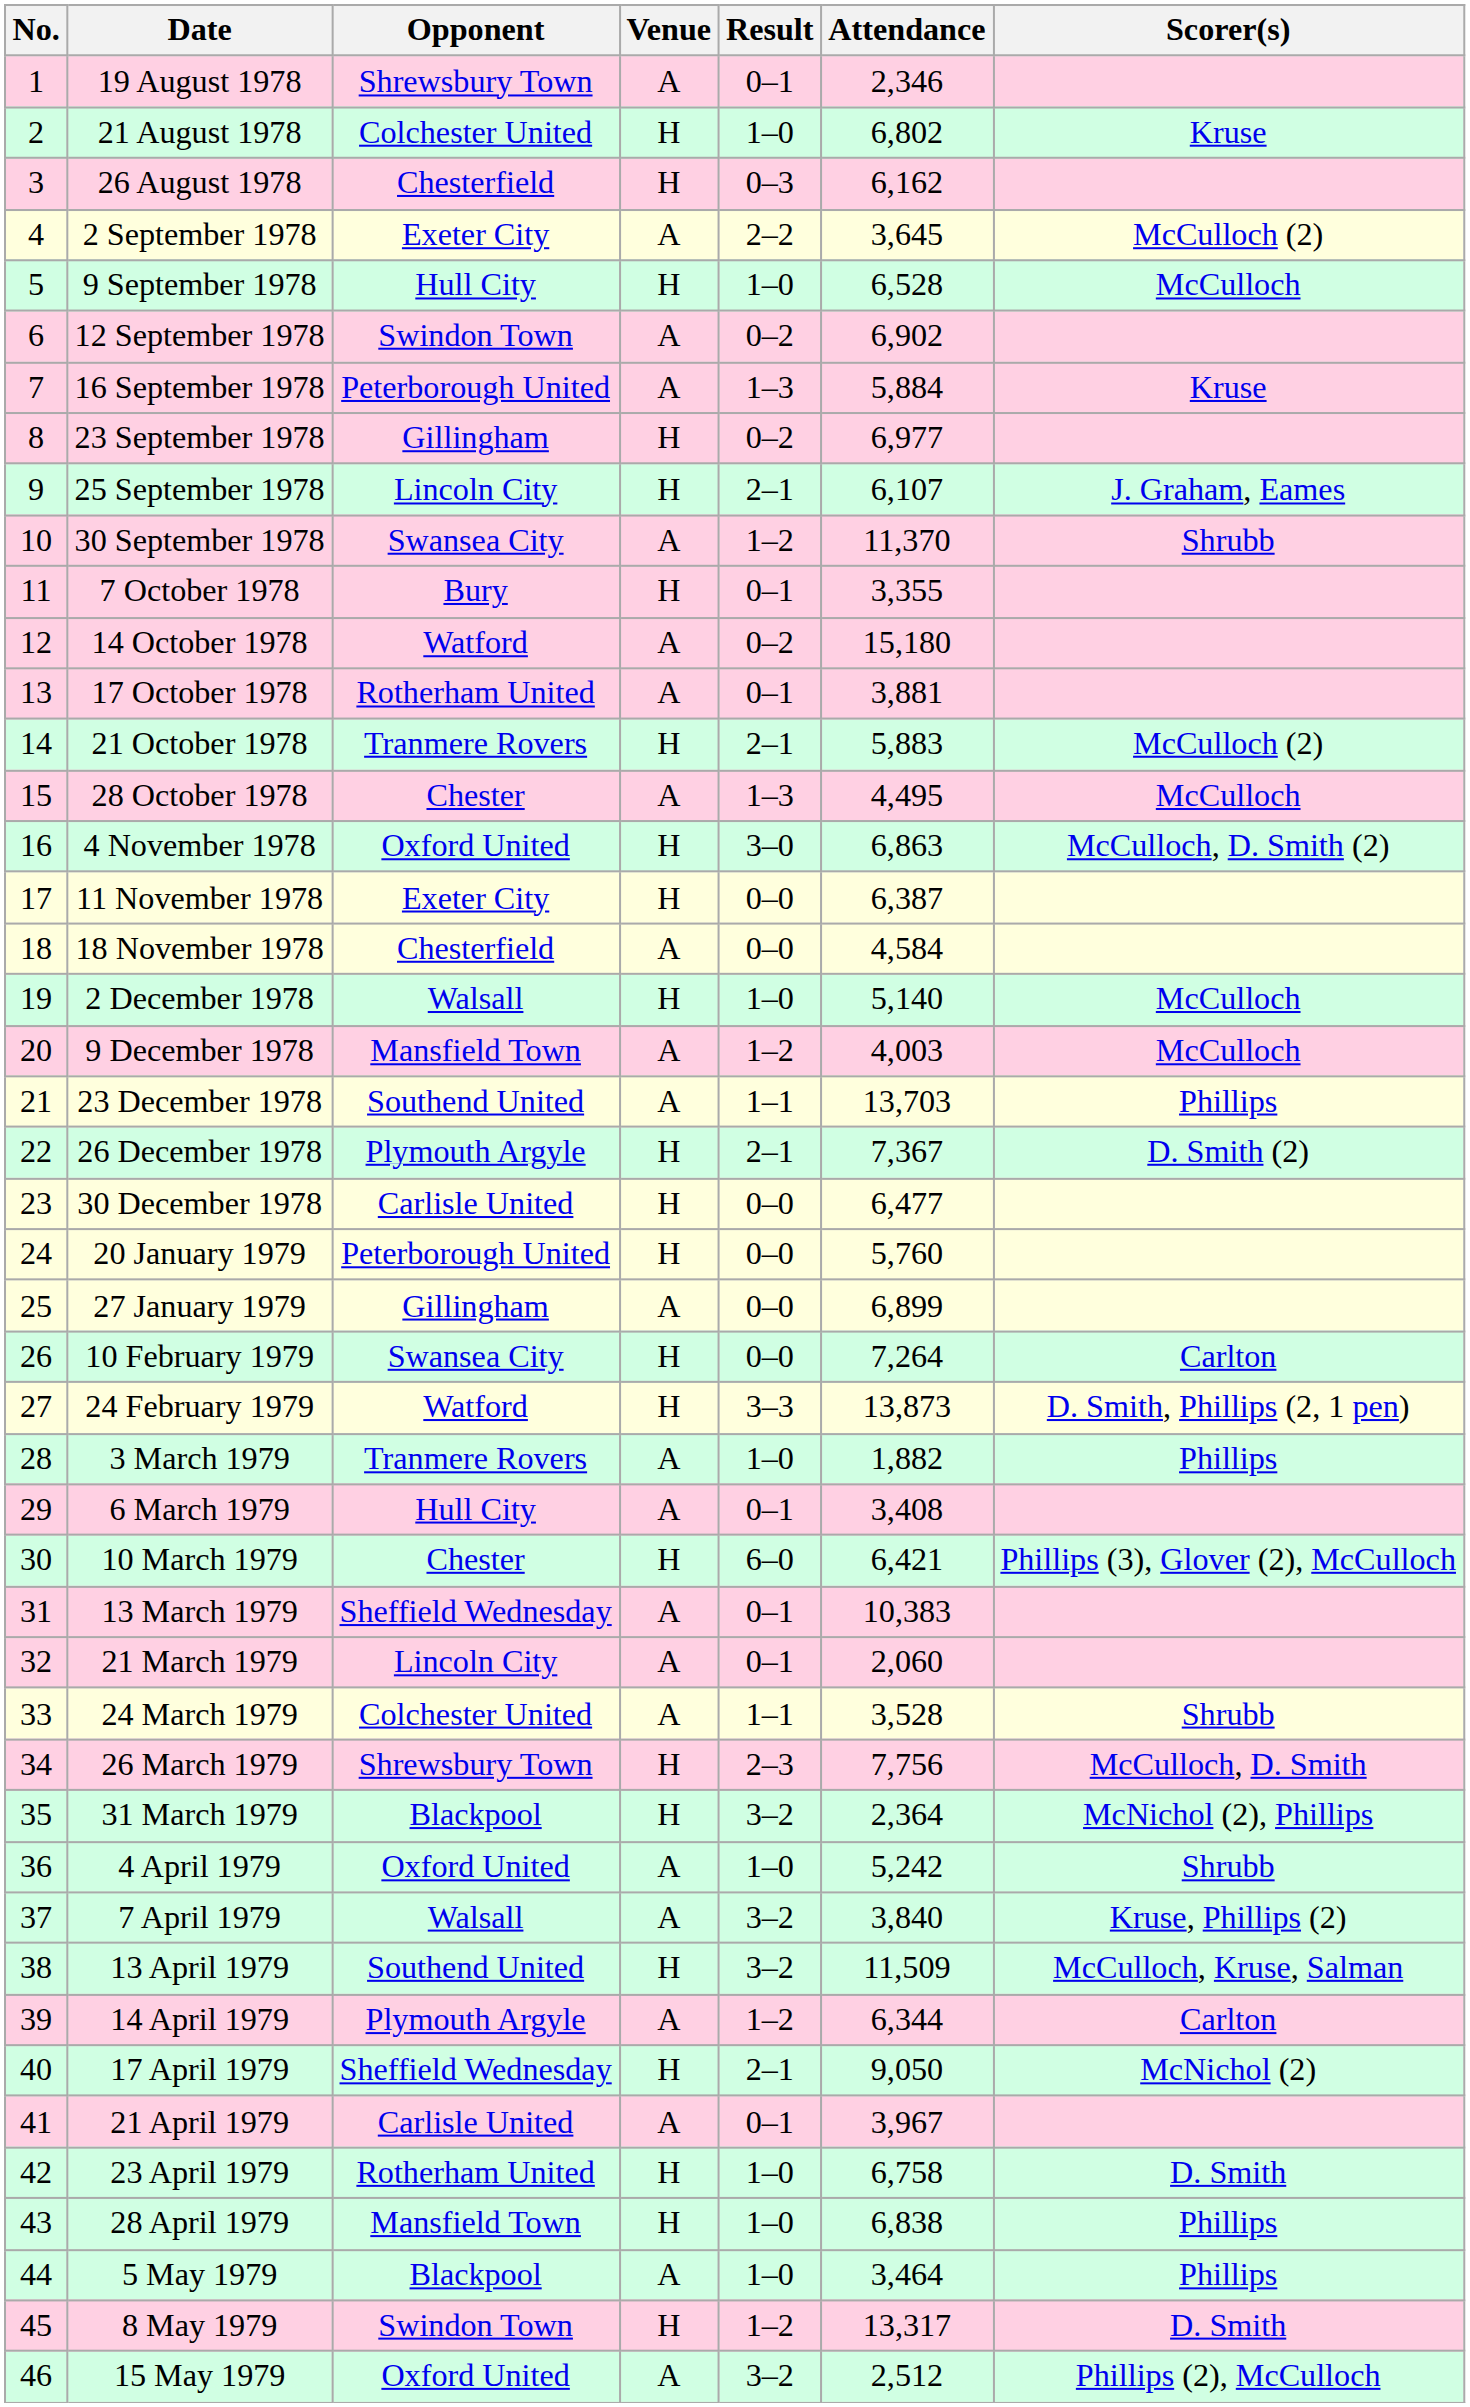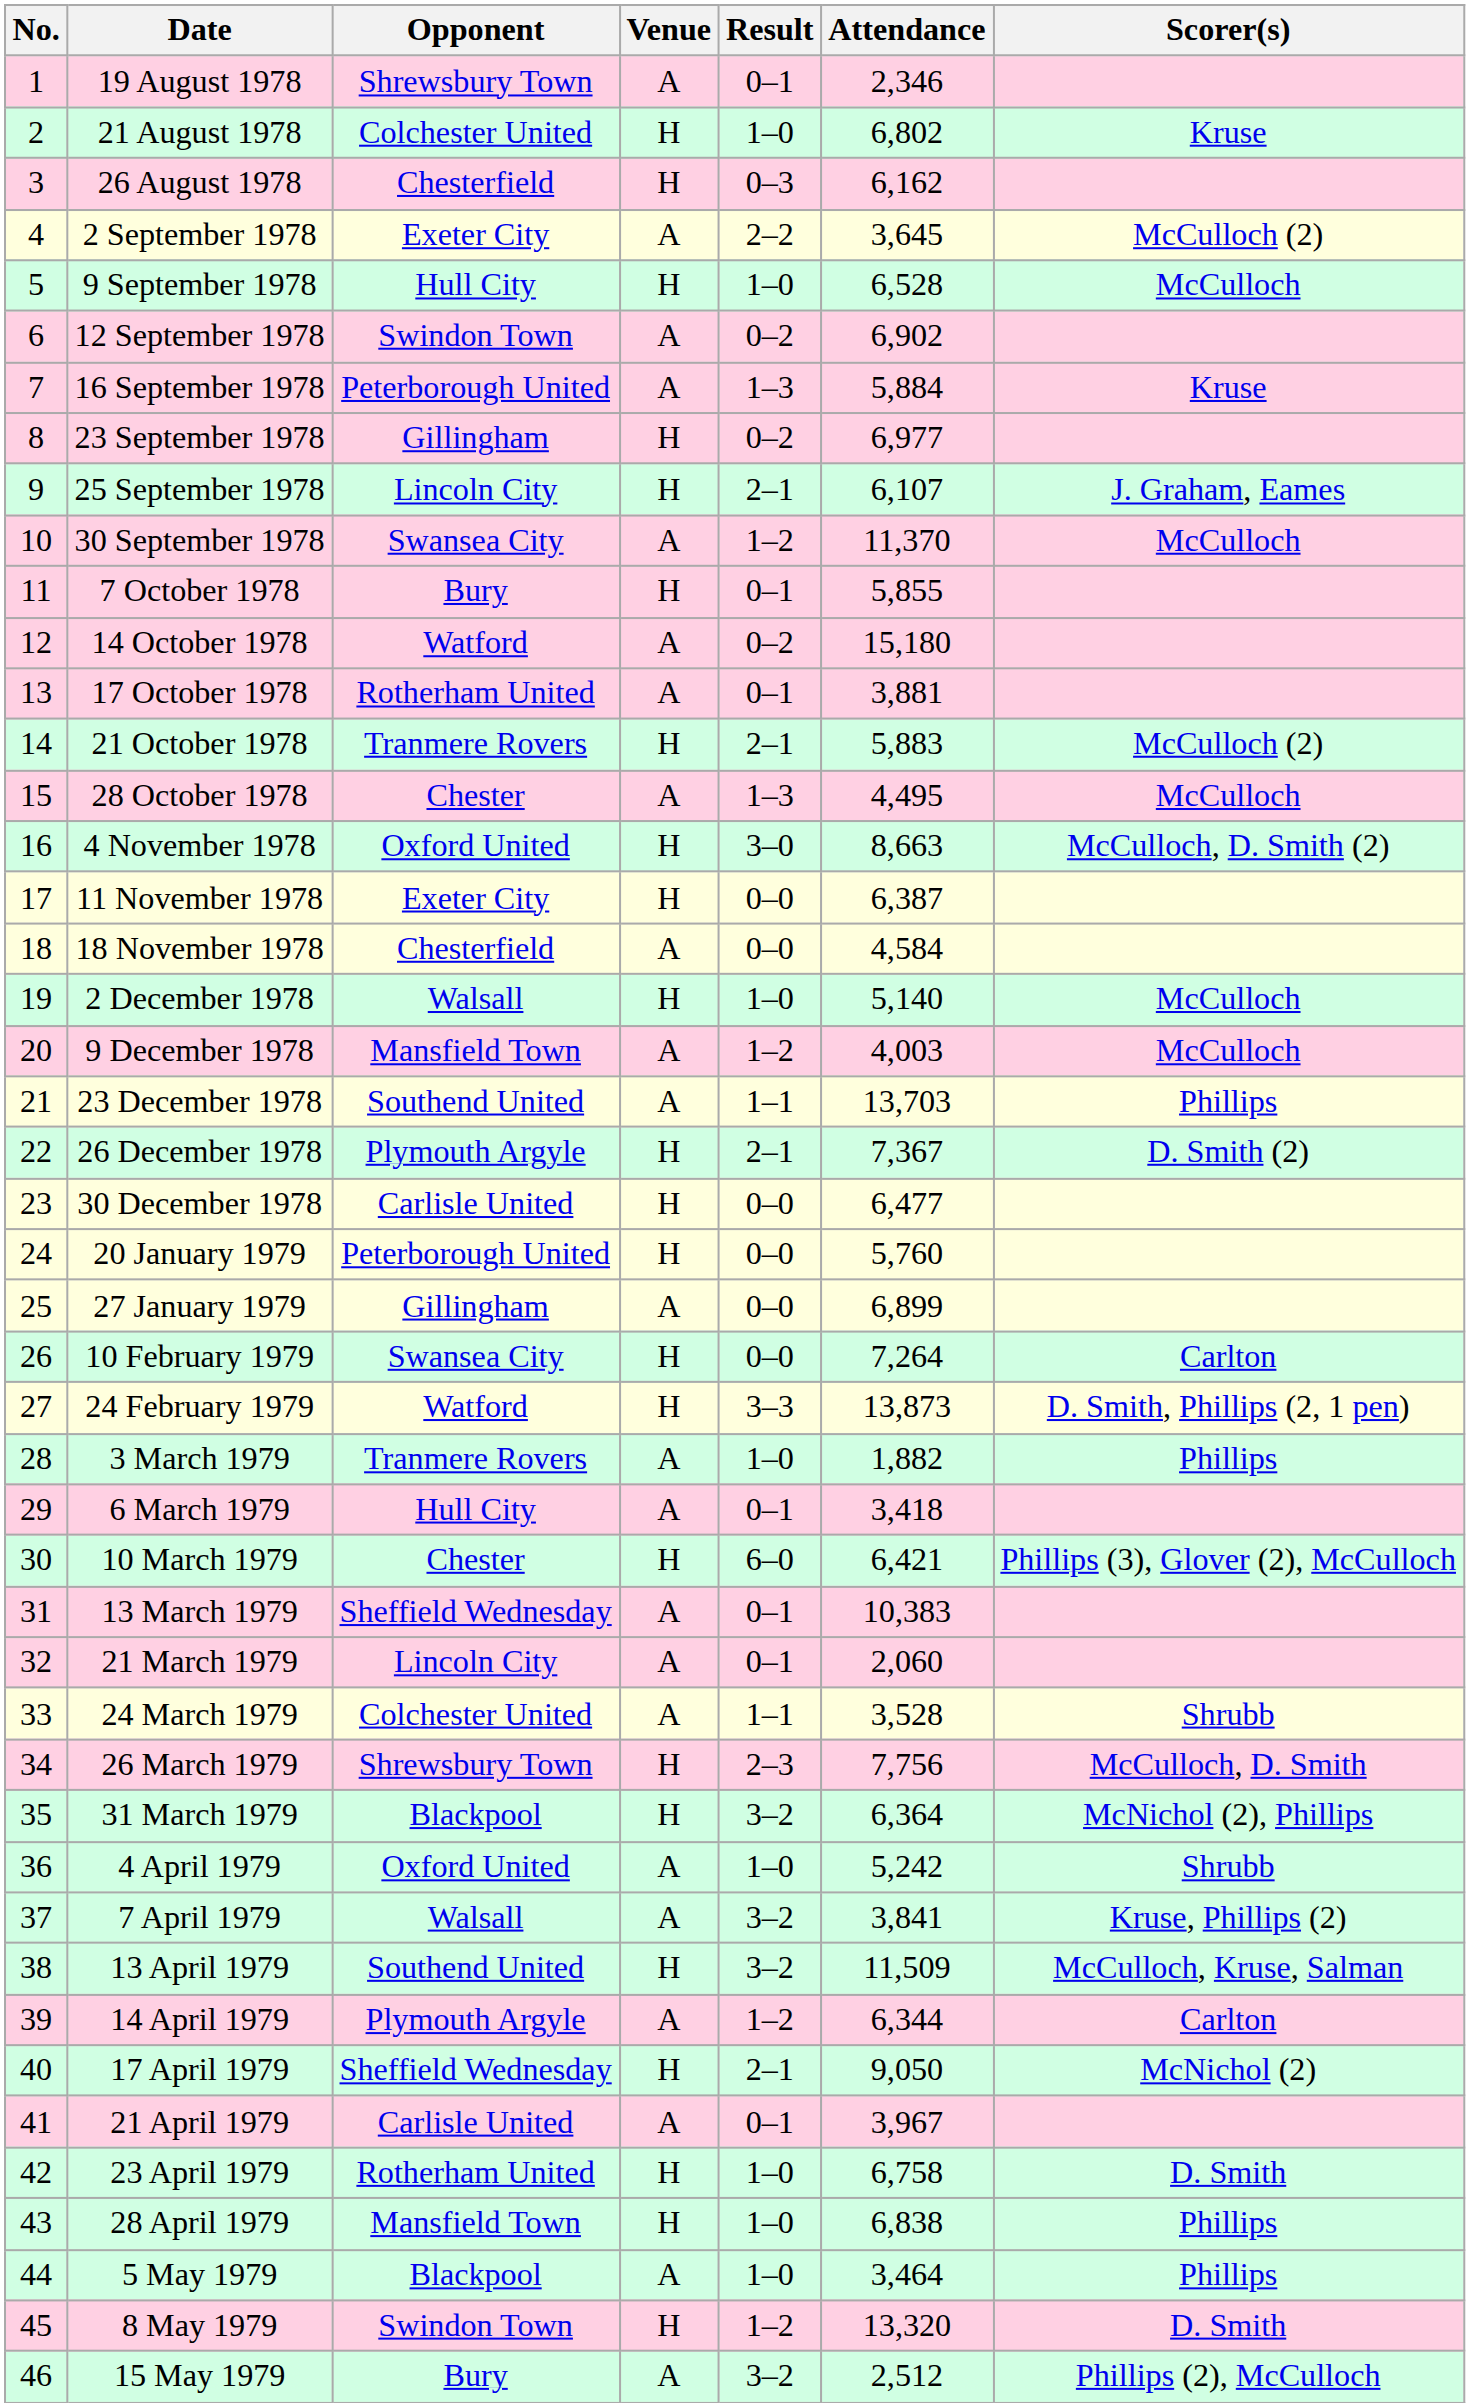(1228, 540) Shrubb -> (1228, 540) McCulloch
(907, 591) 3,355 -> (907, 591) 5,855
(907, 846) 6,863 -> (907, 846) 8,663
(907, 1509) 3,408 -> (907, 1509) 3,418
(907, 1815) 2,364 -> (907, 1815) 6,364
(907, 1917) 3,840 -> (907, 1917) 3,841
(907, 2325) 13,317 -> (907, 2325) 13,320
(476, 2376) Oxford United -> (476, 2376) Bury
